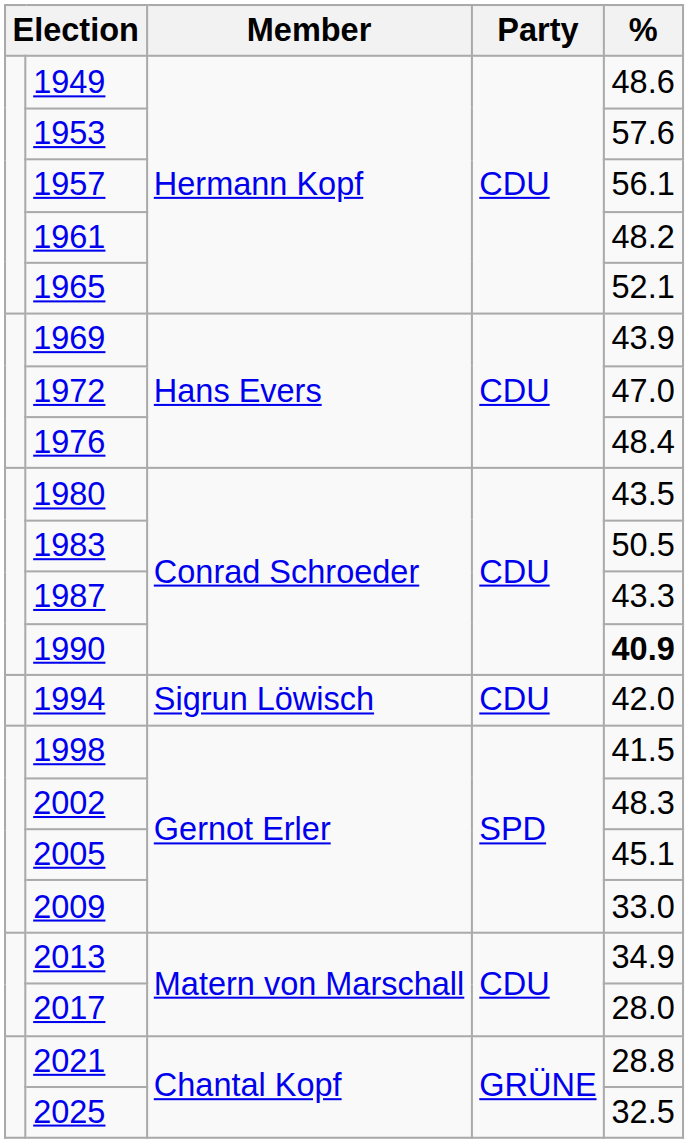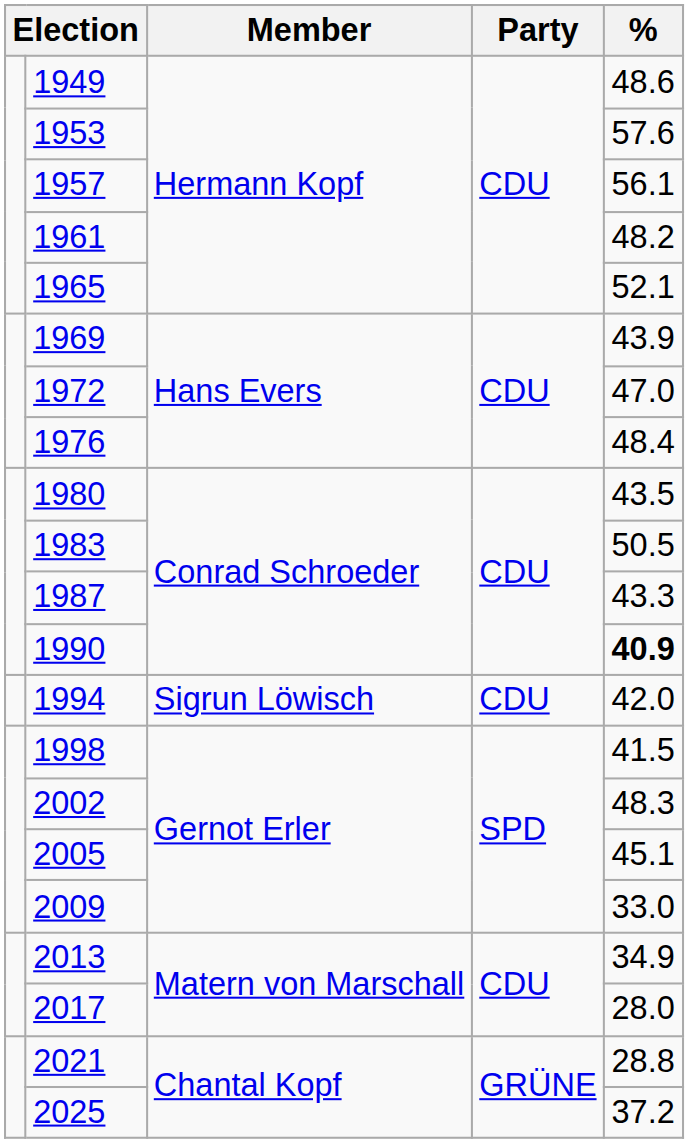(643, 1111) 32.5 -> (643, 1111) 37.2
